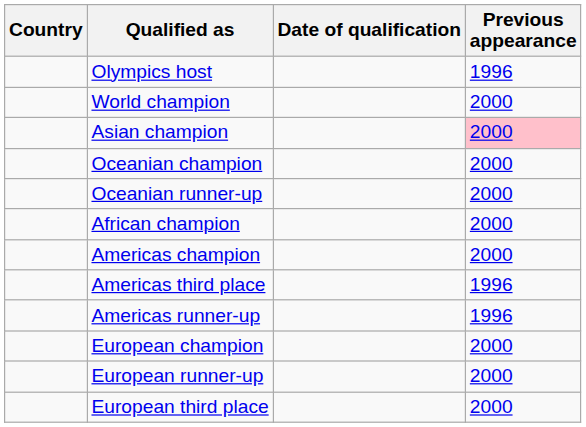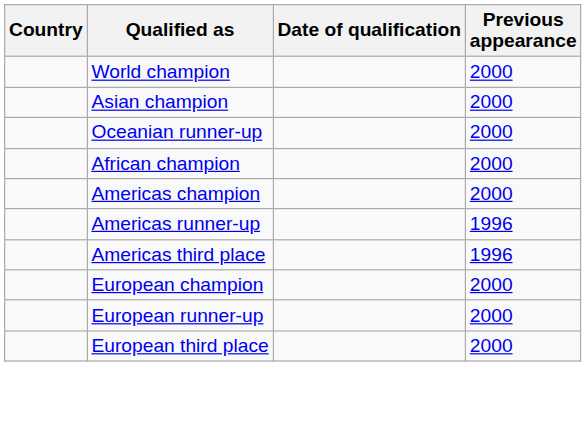- row: (152, 71)
(491, 132) pink background -> (491, 102) no background
- row: (177, 163)
rows swapped: (176, 315) <-> (178, 284)
